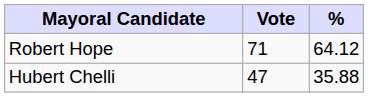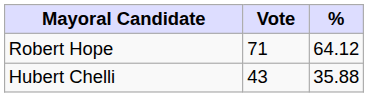(258, 77) 47 -> (258, 77) 43
